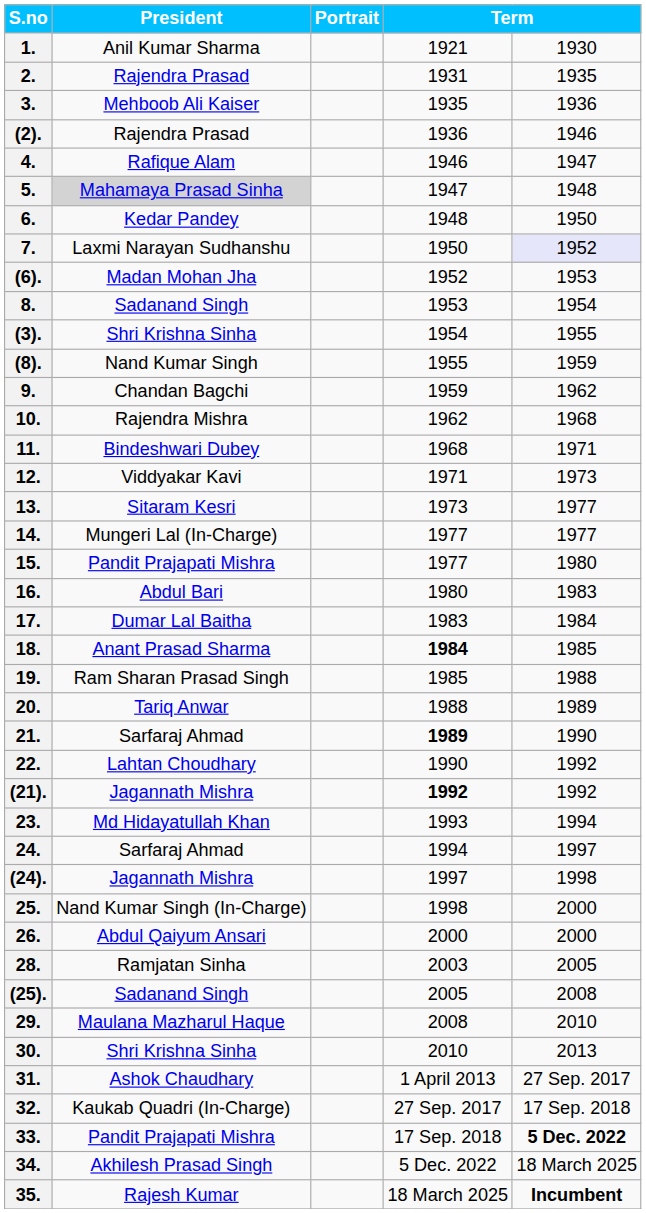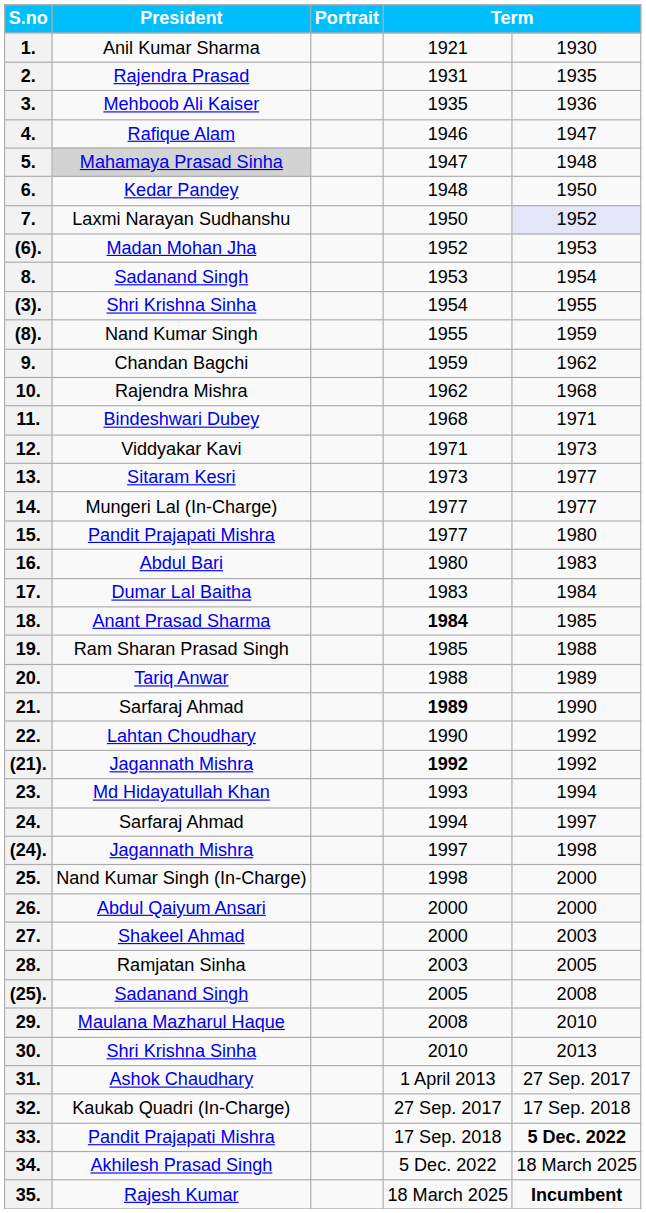- row: (28, 133)
+ row: (28, 936)
